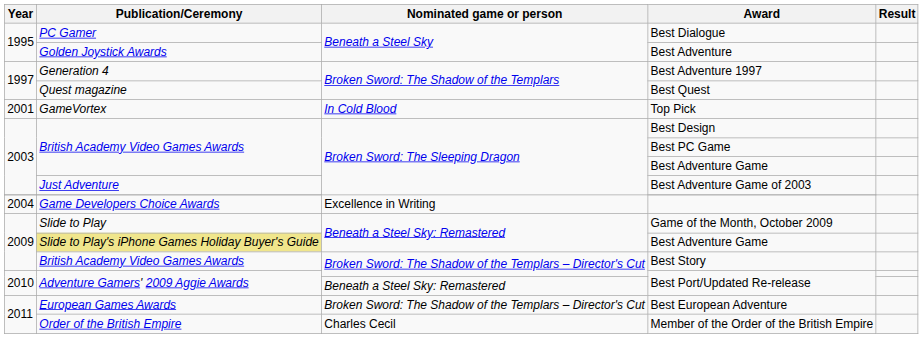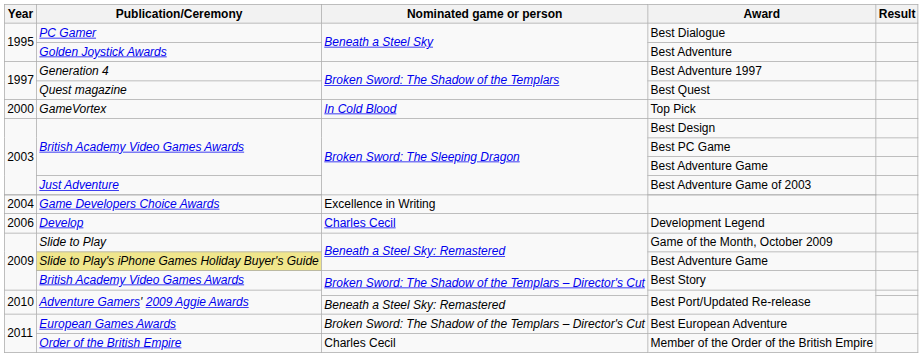(20, 109) 2001 -> (20, 109) 2000
+ row: (360, 223)
